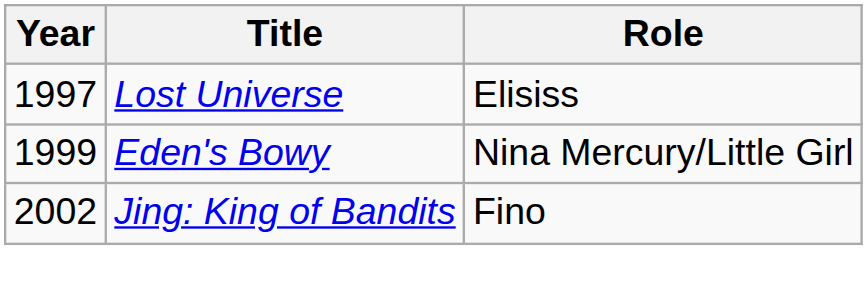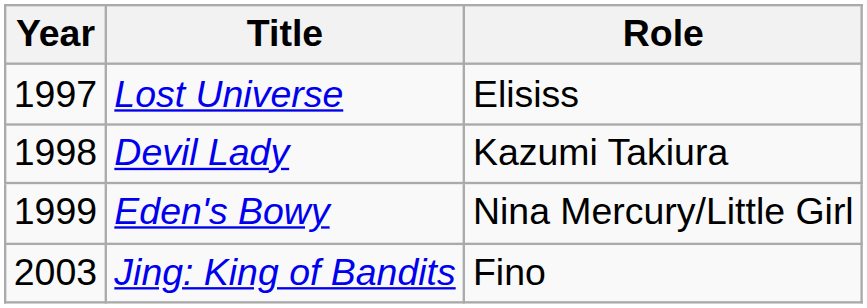+ row: (202, 152)
(55, 212) 2002 -> (55, 271) 2003
